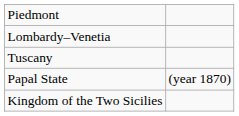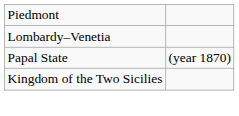- row: (30, 57)
